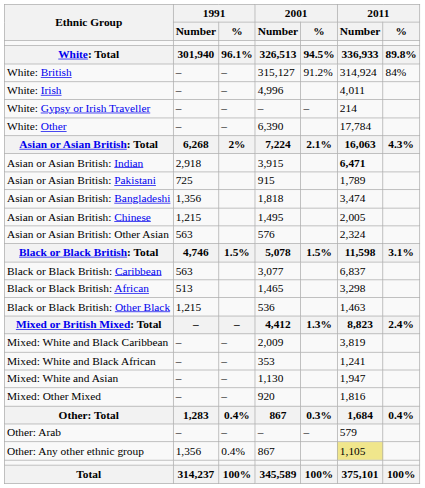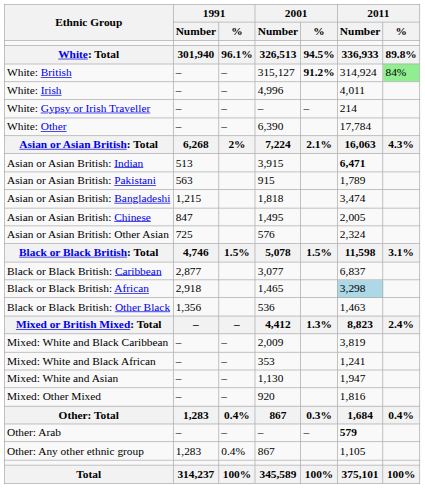(318, 72) normal -> (319, 72) bold
(396, 72) no background -> (396, 72) lightgreen background
(188, 162) 2,918 -> (184, 162) 513
(184, 180) 725 -> (184, 180) 563
(188, 198) 1,356 -> (188, 198) 1,215
(188, 216) 1,215 -> (184, 216) 847
(184, 234) 563 -> (184, 234) 725
(184, 270) 563 -> (188, 270) 2,877
(184, 288) 513 -> (188, 288) 2,918
(353, 288) no background -> (353, 288) lightblue background
(188, 307) 1,215 -> (188, 307) 1,356
(348, 433) normal -> (348, 433) bold
(188, 451) 1,356 -> (188, 451) 1,283
(353, 451) khaki background -> (353, 451) no background
